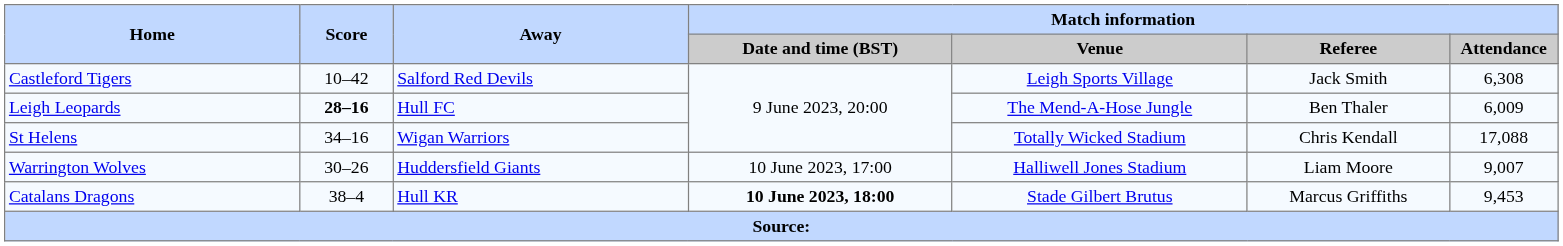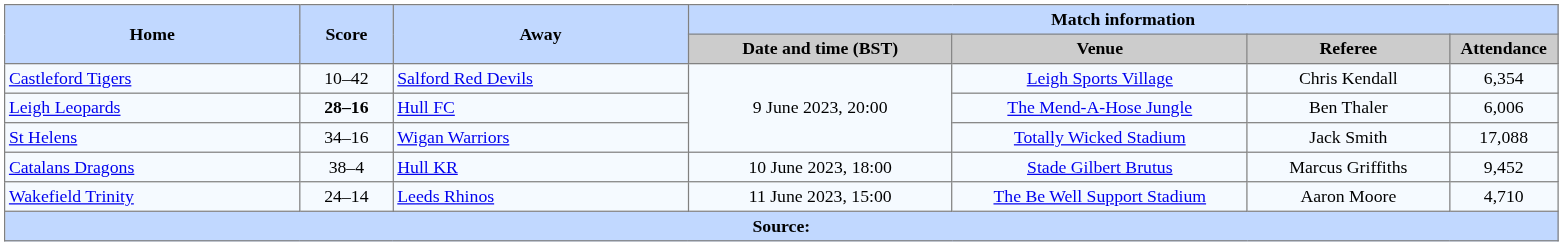(1348, 78) Jack Smith -> (1348, 78) Chris Kendall
(1504, 78) 6,308 -> (1504, 78) 6,354
(1504, 107) 6,009 -> (1504, 107) 6,006
(1348, 137) Chris Kendall -> (1348, 137) Jack Smith
- row: (77, 166)
(820, 196) bold -> (820, 166) normal
(1504, 196) 9,453 -> (1504, 166) 9,452
+ row: (71, 196)
